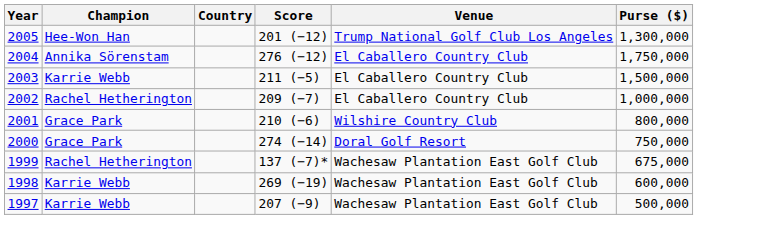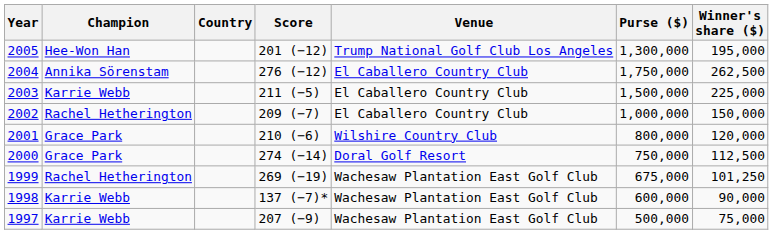+ column: (730, 22)
(293, 162) 137 (−7)* -> (293, 177) 269 (−19)
(293, 183) 269 (−19) -> (293, 198) 137 (−7)*
